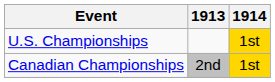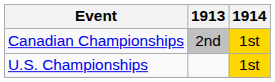rows swapped: (96, 65) <-> (78, 41)
